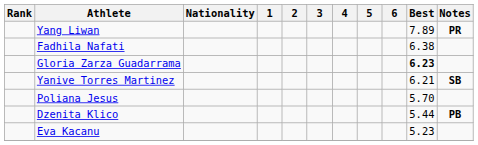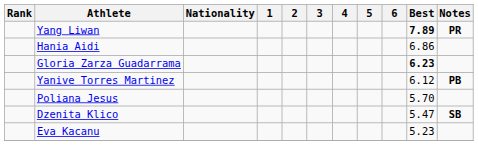(422, 30) normal -> (422, 30) bold
+ row: (68, 47)
- row: (81, 47)
(422, 81) 6.21 -> (422, 81) 6.12
(455, 81) SB -> (455, 81) PB
(422, 115) 5.44 -> (422, 115) 5.47
(455, 115) PB -> (455, 115) SB
